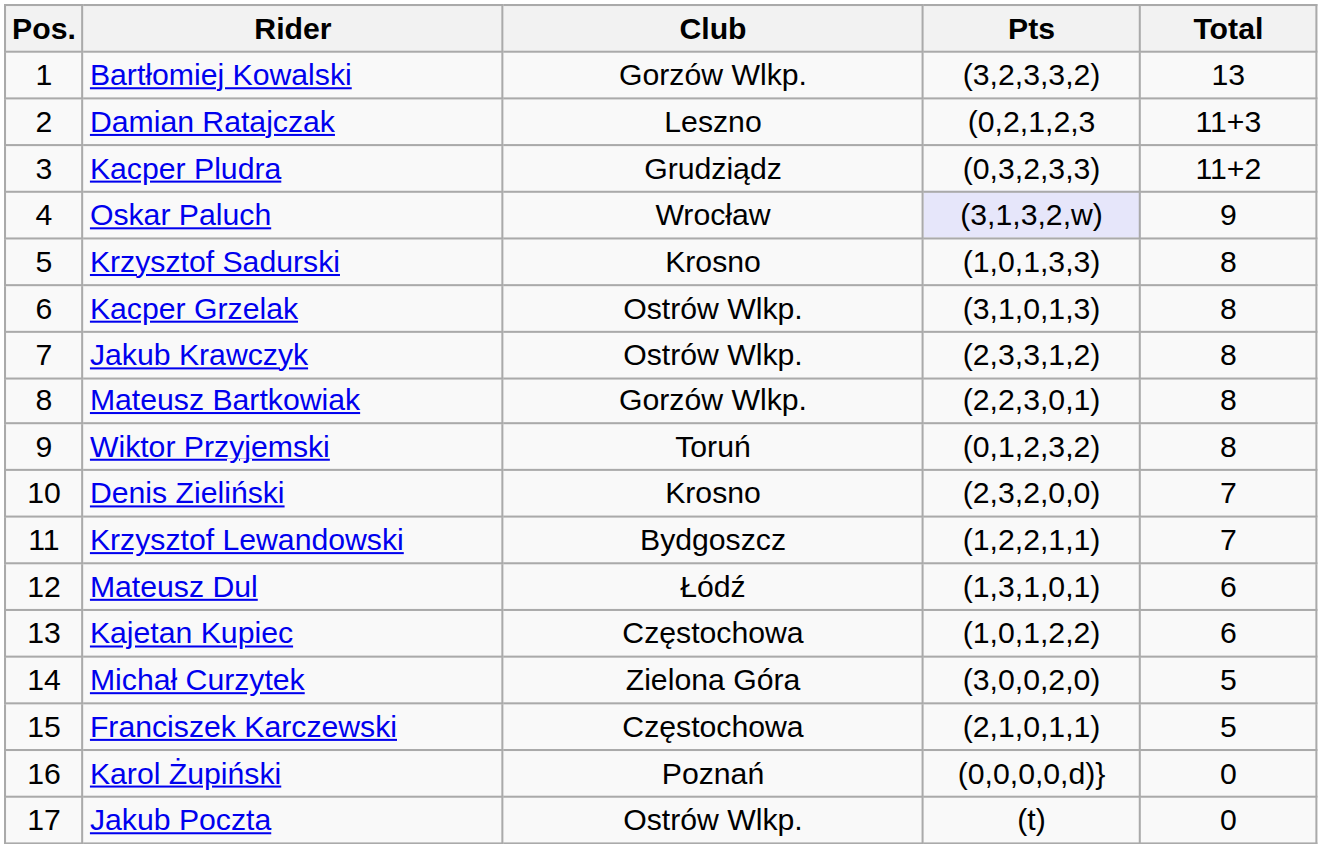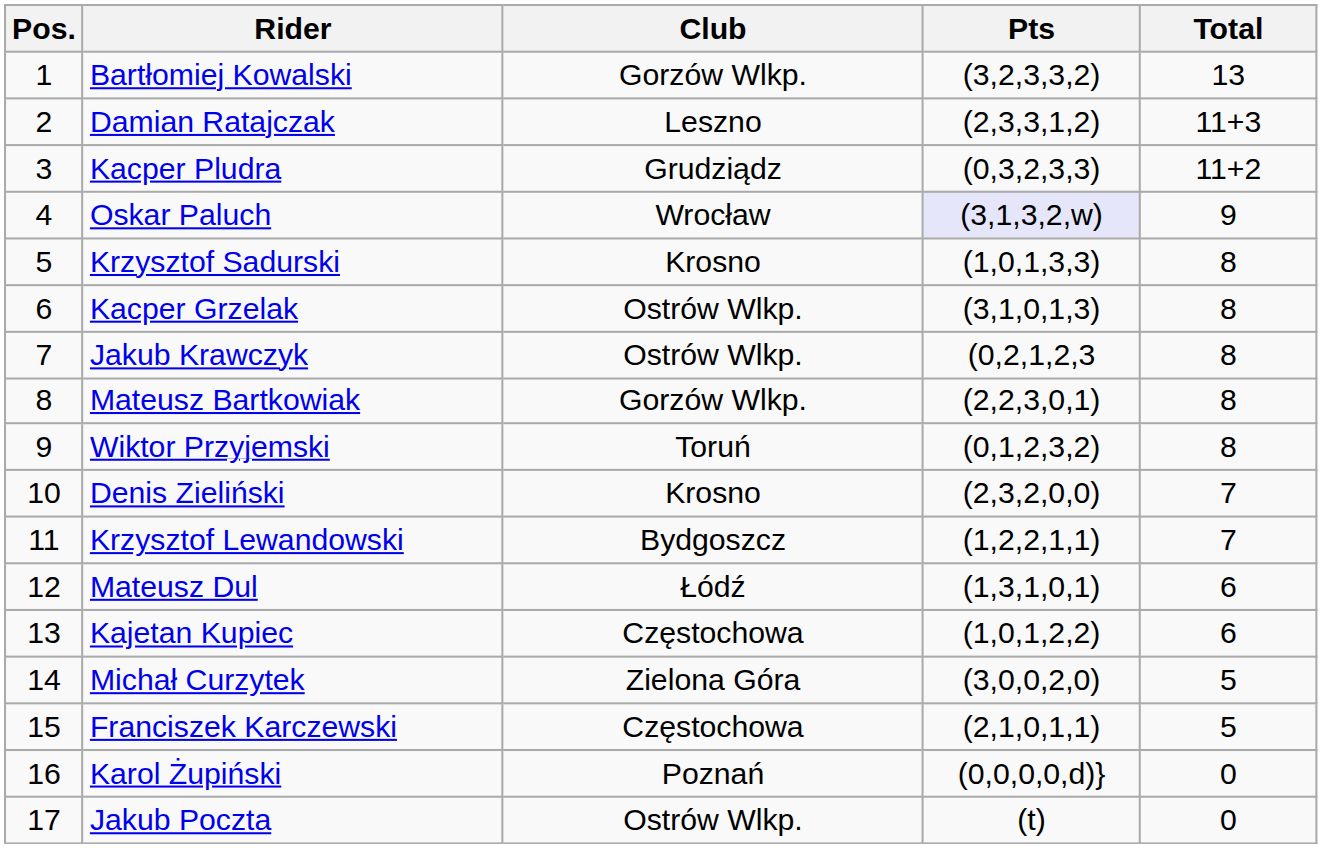(1032, 121) (0,2,1,2,3 -> (1032, 121) (2,3,3,1,2)
(1032, 354) (2,3,3,1,2) -> (1032, 354) (0,2,1,2,3
